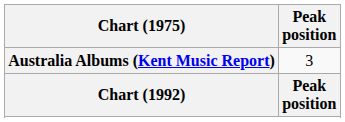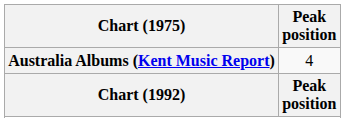(309, 60) 3 -> (309, 60) 4
